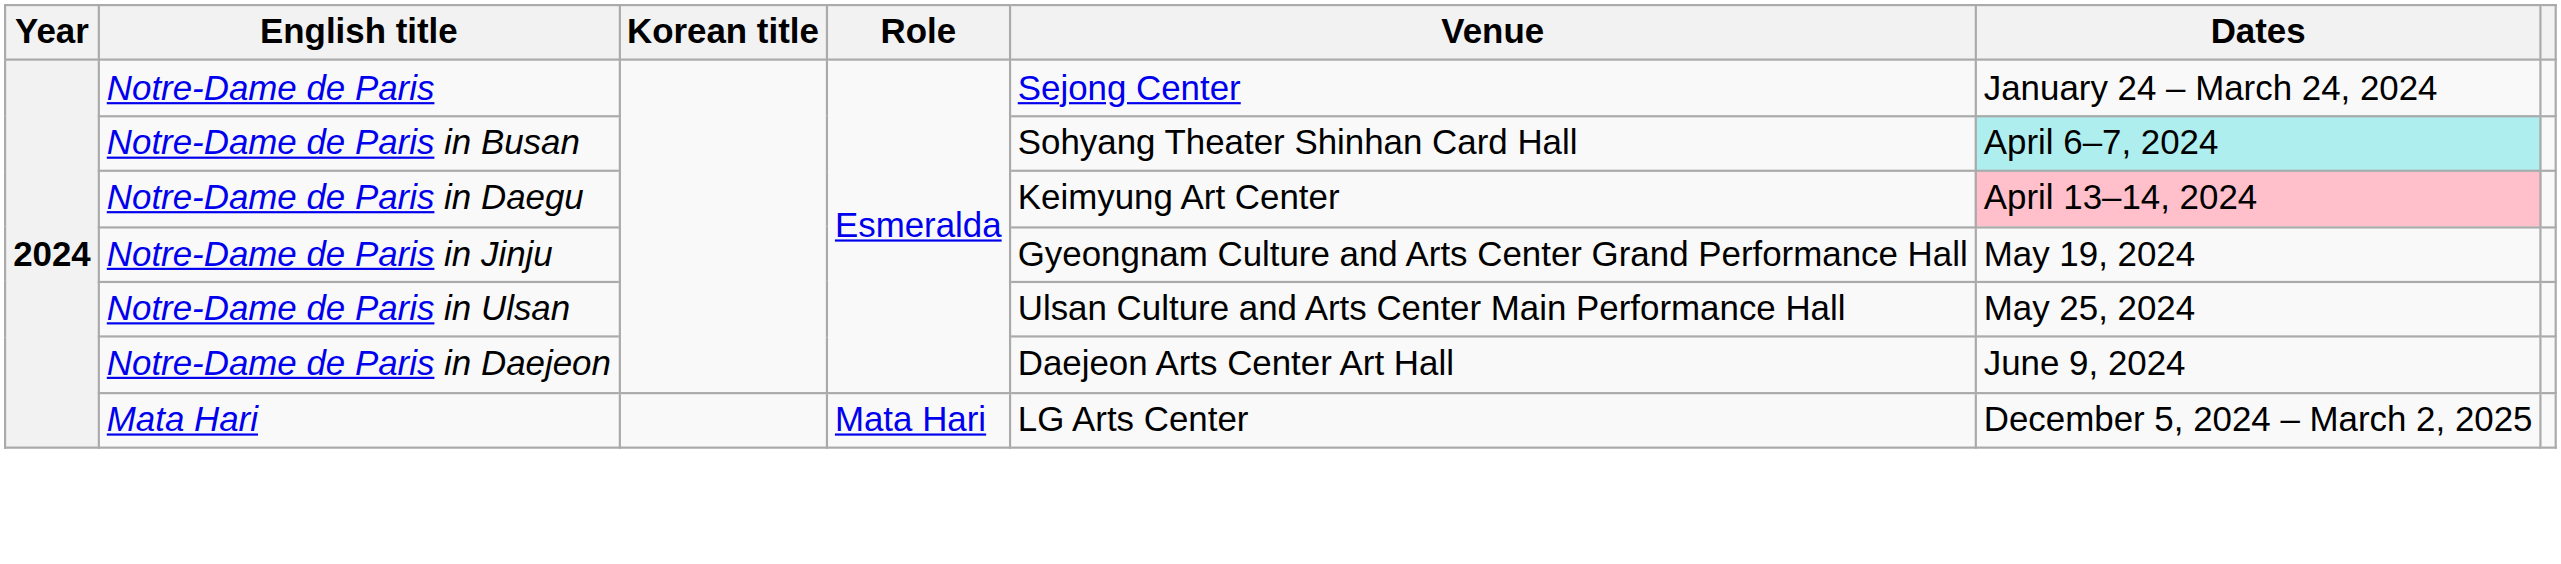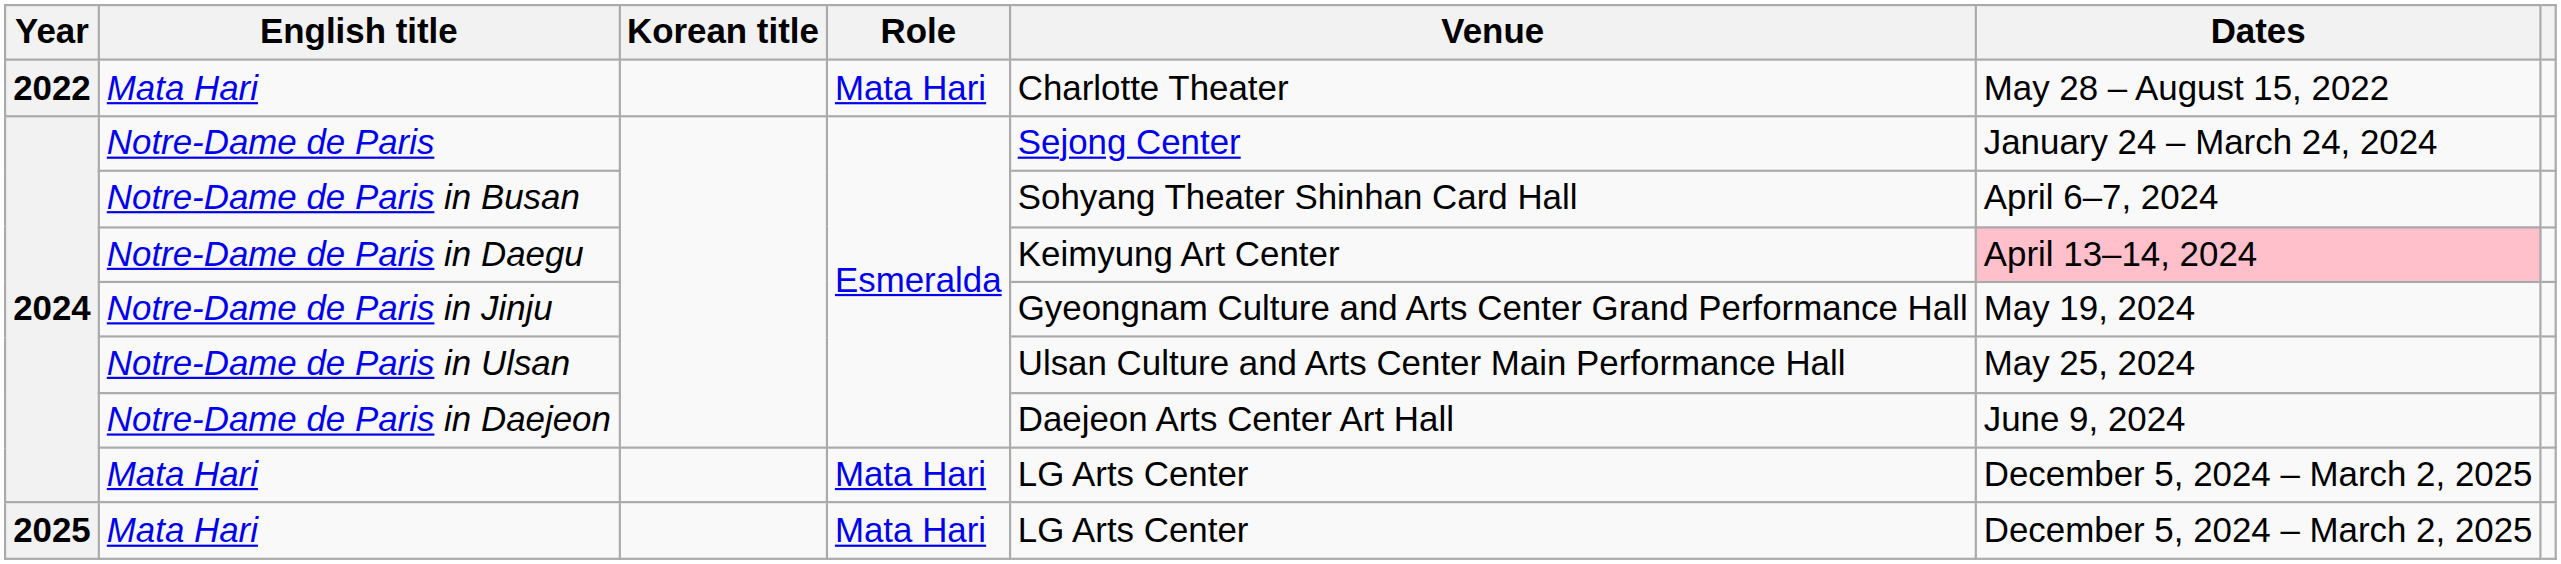+ row: (52, 87)
(2101, 142) paleturquoise background -> (2101, 198) no background
+ row: (52, 530)
